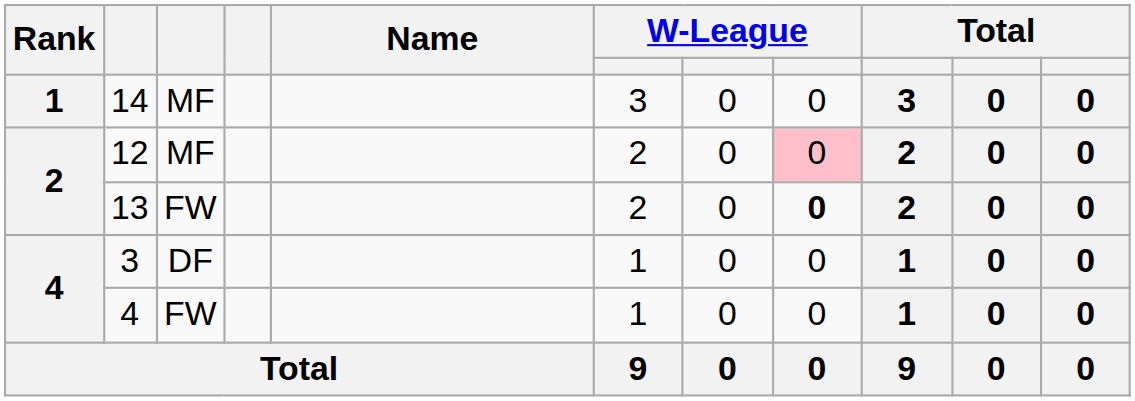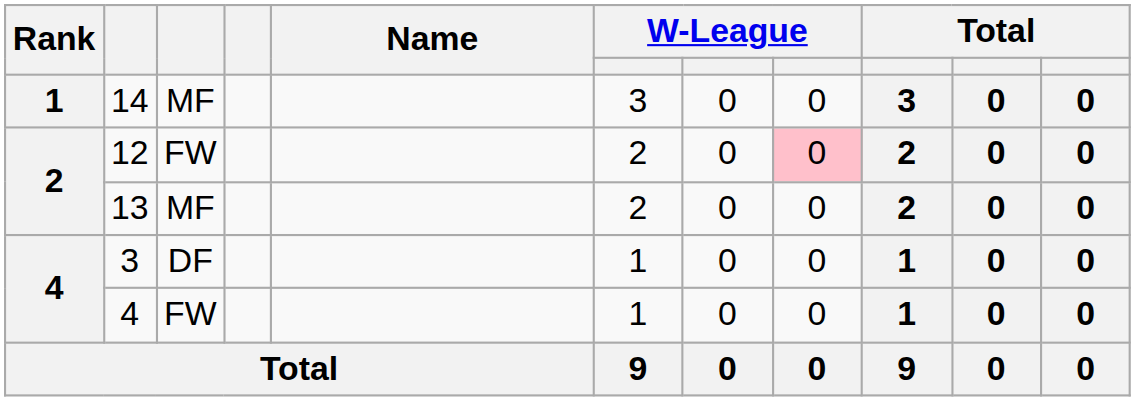(190, 153) MF -> (190, 153) FW
(190, 207) FW -> (190, 207) MF
(817, 207) bold -> (817, 207) normal
